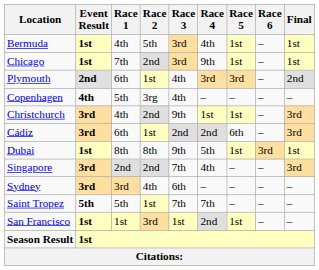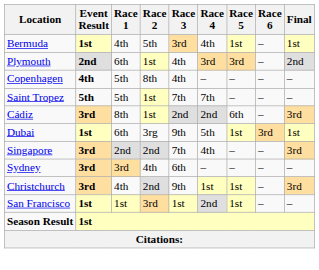- row: (26, 61)
(150, 97) 3rg -> (150, 79) 8th
rows swapped: (35, 203) <-> (36, 114)
(121, 132) 6th -> (121, 114) 8th
(121, 150) 8th -> (121, 132) 6th
(150, 150) 8th -> (150, 132) 3rg
